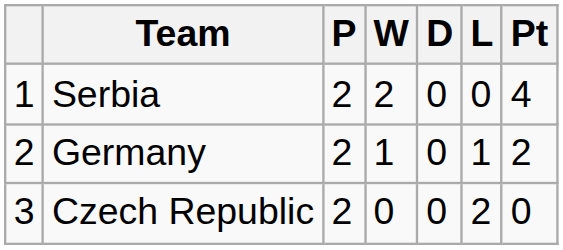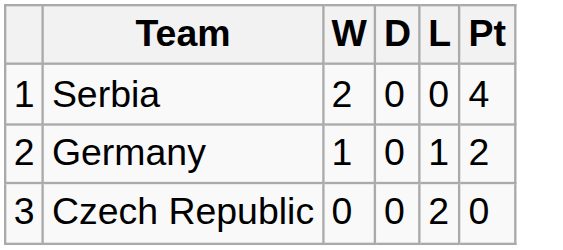- column: (344, 34)
